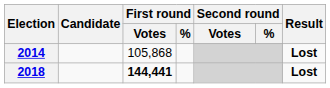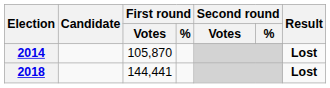(150, 53) 105,868 -> (150, 53) 105,870
(150, 72) bold -> (150, 72) normal
